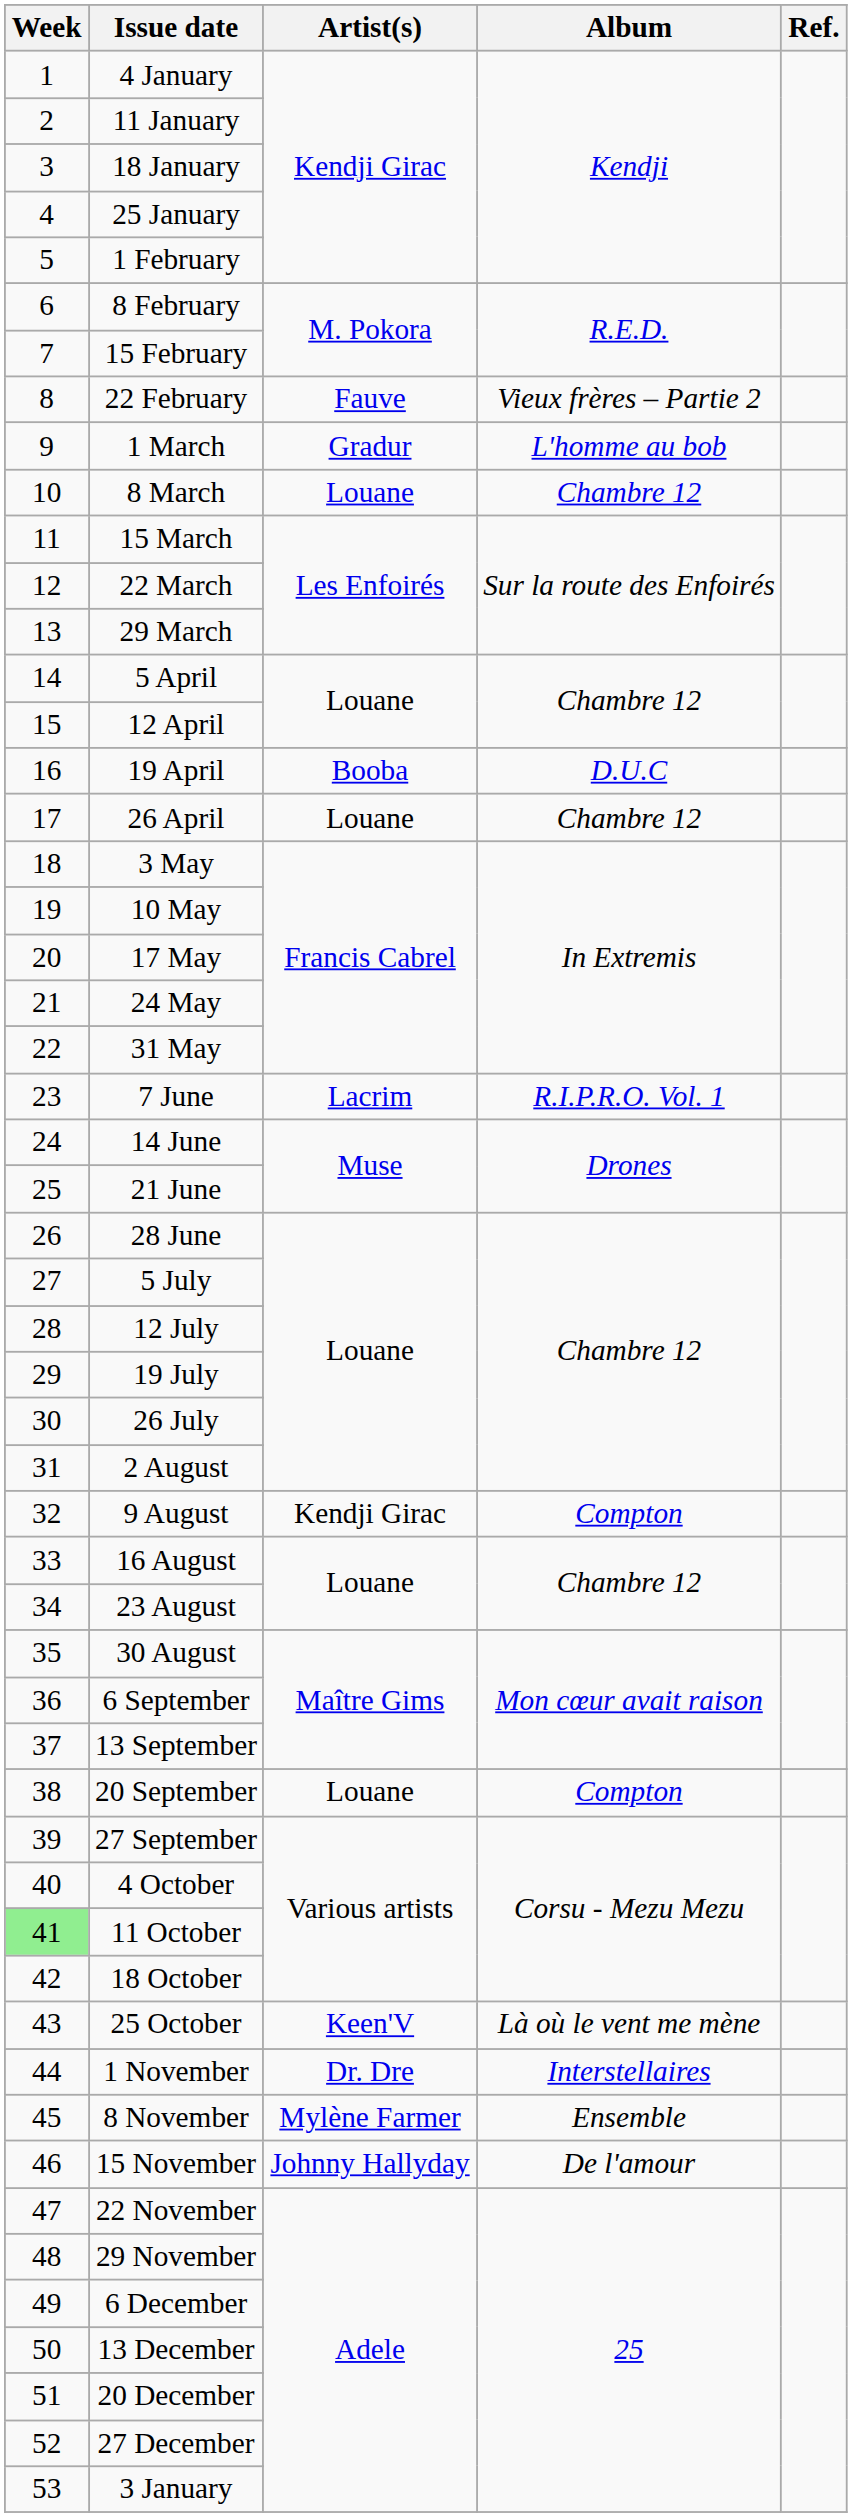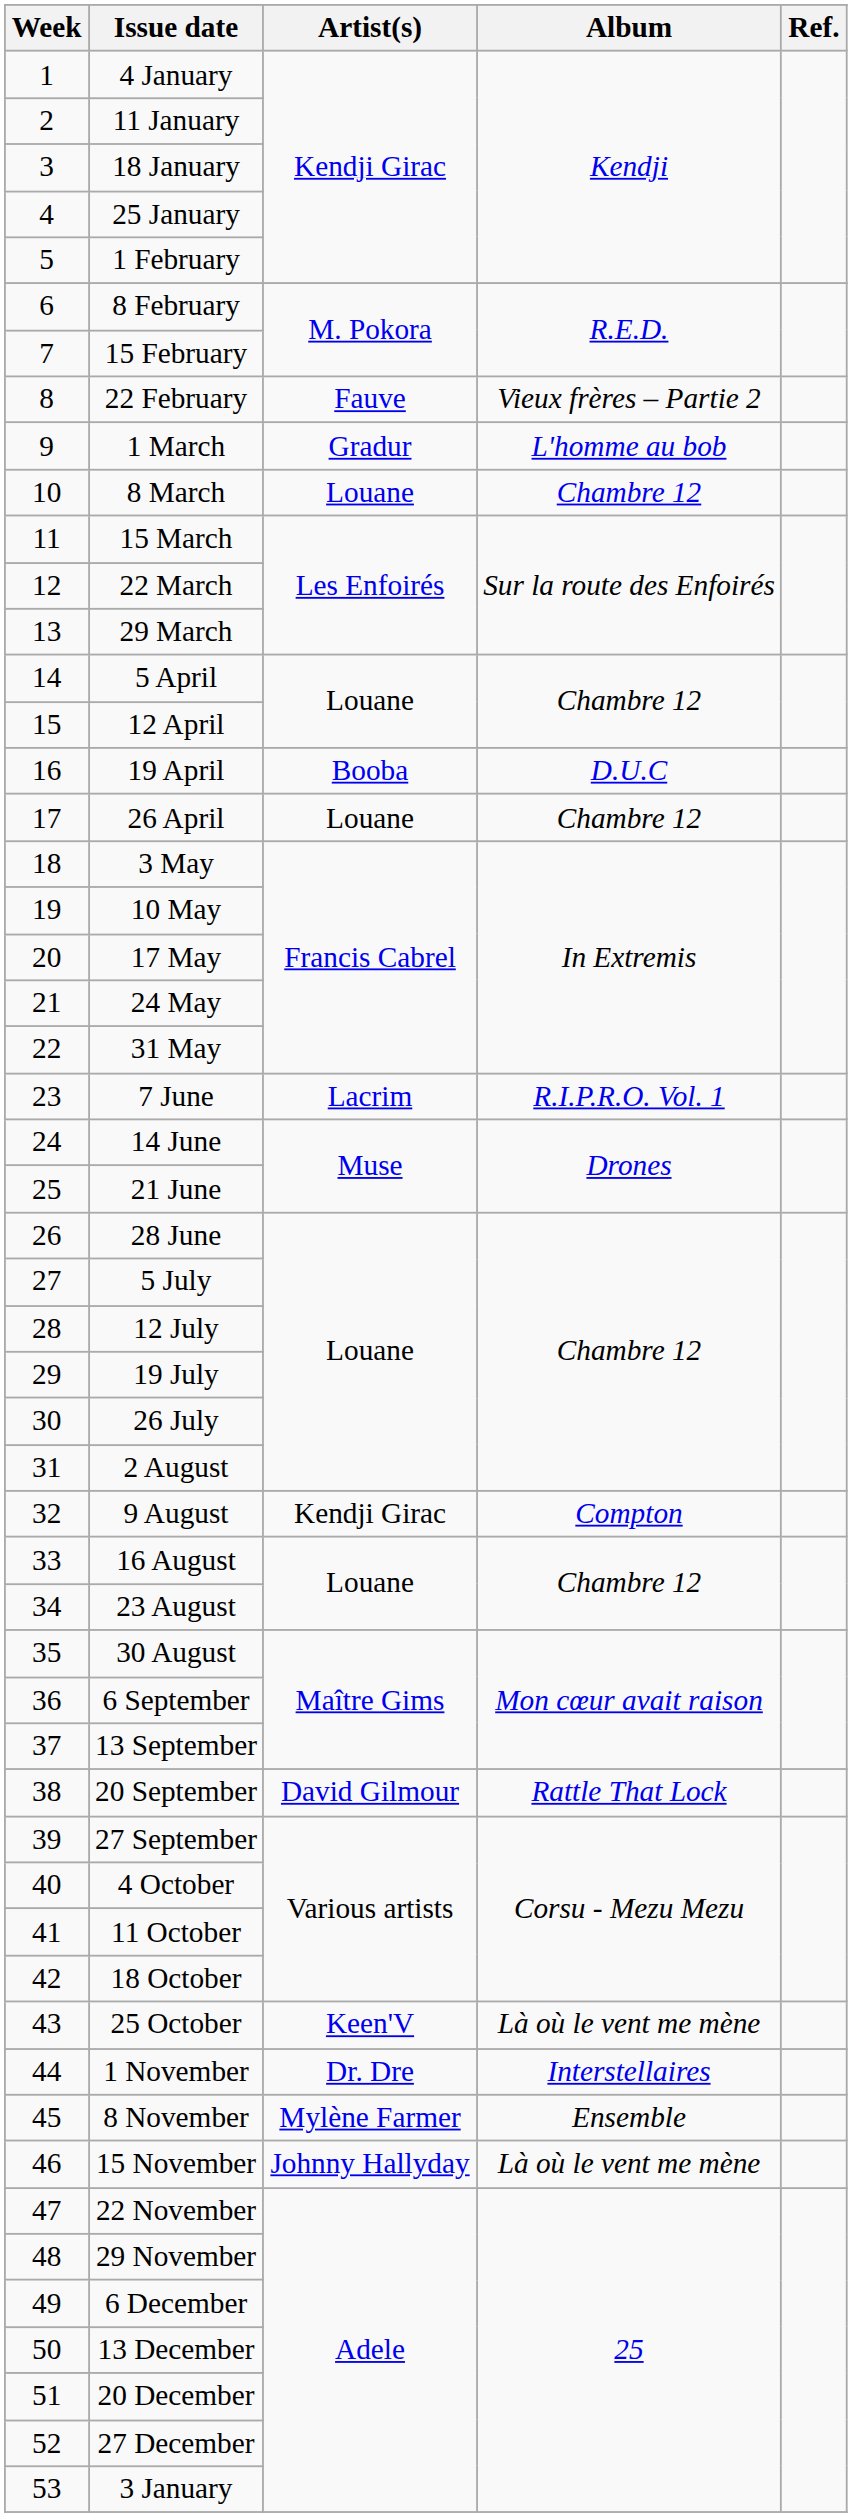(370, 1792) Louane -> (370, 1792) David Gilmour
(629, 1792) Compton -> (629, 1792) Rattle That Lock
(47, 1931) lightgreen background -> (47, 1931) no background
(629, 2163) De l'amour -> (629, 2163) Là où le vent me mène
